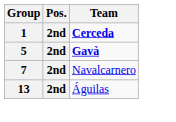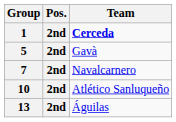(86, 51) bold -> (85, 51) normal
+ row: (24, 88)
